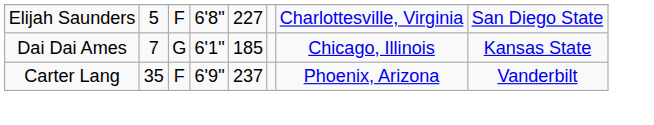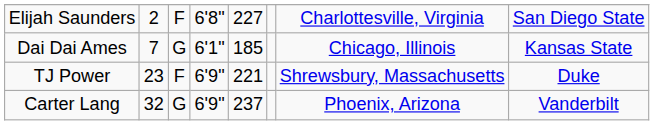(154, 18) 5 -> (154, 18) 2
+ row: (72, 76)
(154, 76) 35 -> (154, 104) 32
(179, 76) F -> (179, 104) G
